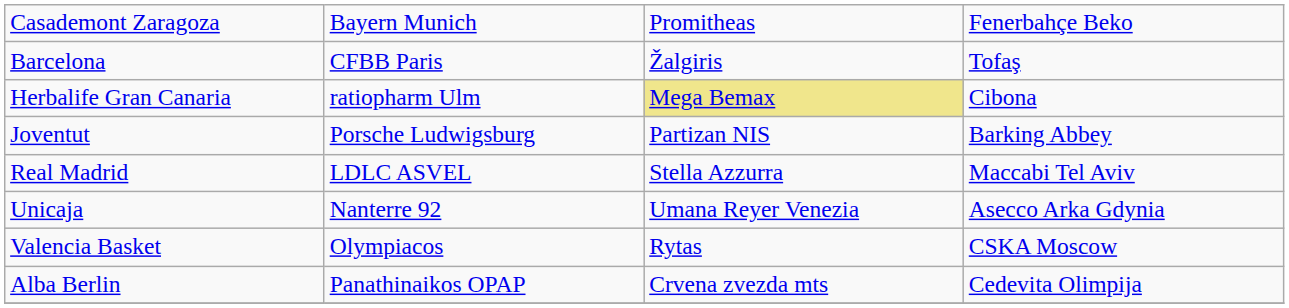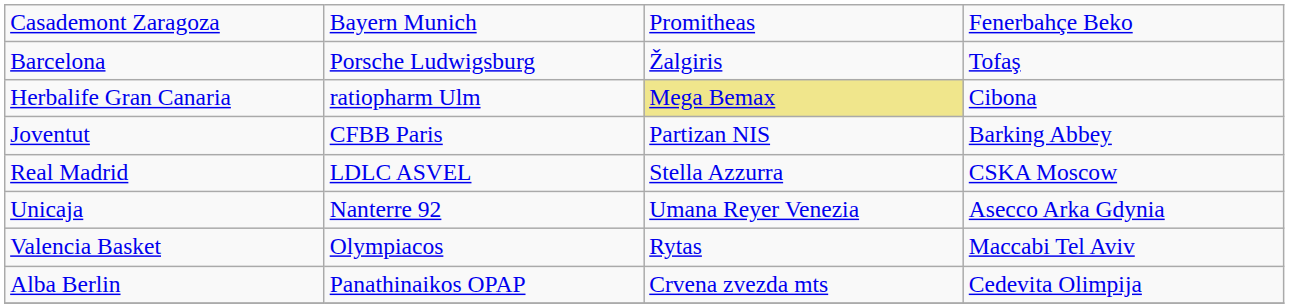(386, 60) CFBB Paris -> (432, 60) Porsche Ludwigsburg
(432, 135) Porsche Ludwigsburg -> (386, 135) CFBB Paris
(1052, 172) Maccabi Tel Aviv -> (1043, 172) CSKA Moscow
(1043, 246) CSKA Moscow -> (1052, 246) Maccabi Tel Aviv
